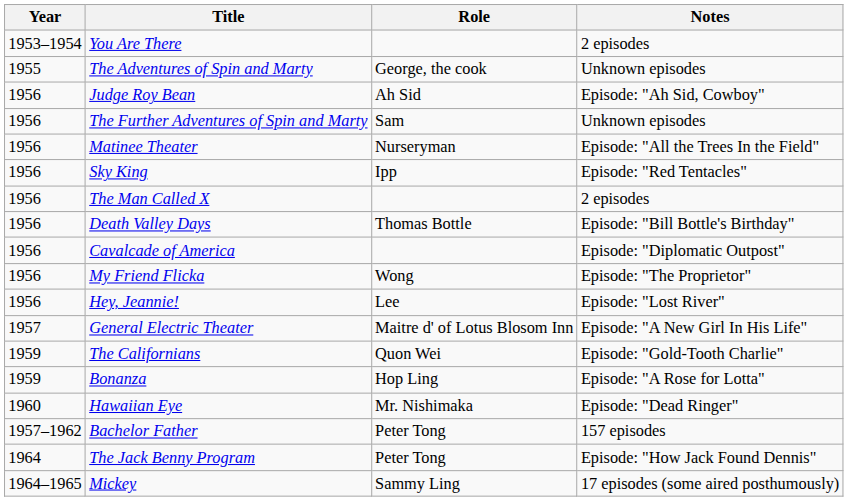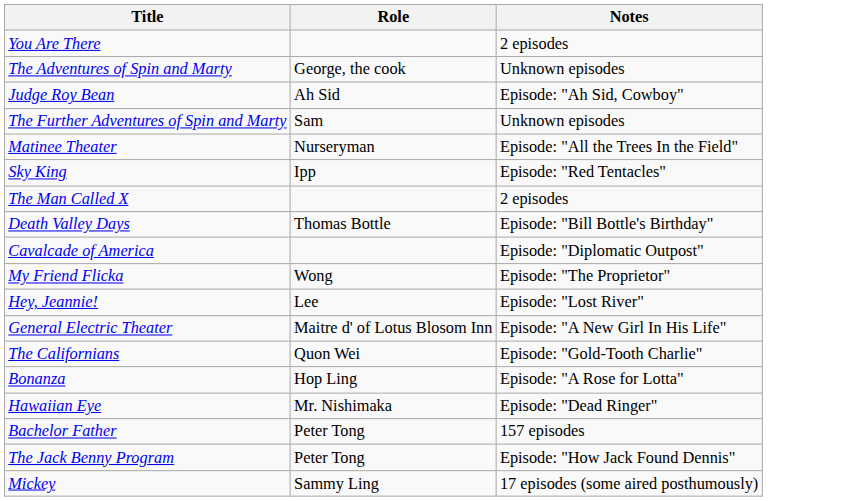- column: (45, 17)
